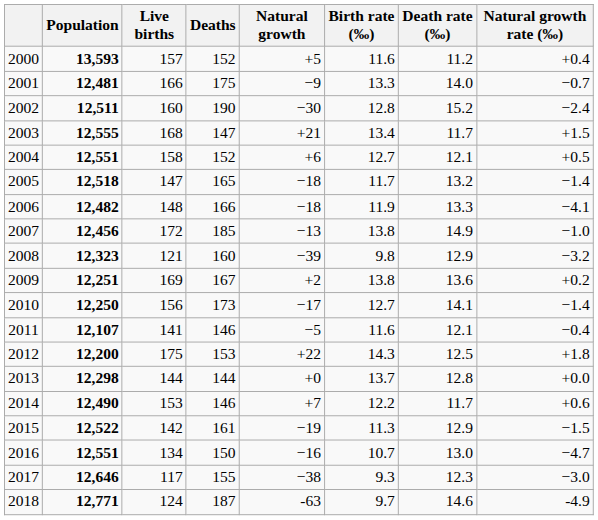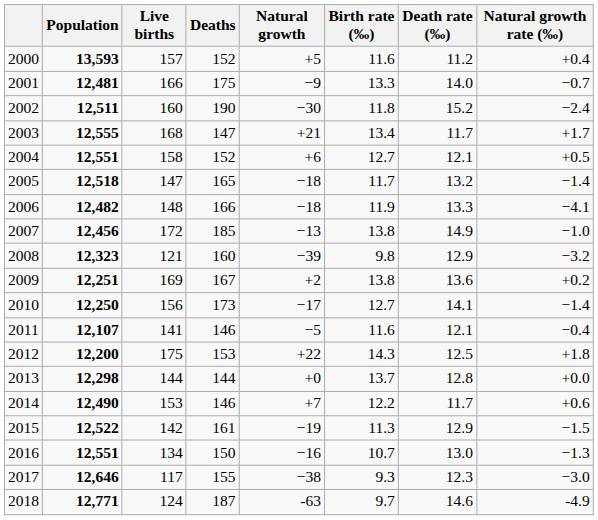(381, 108) 12.8 -> (382, 108) 11.8
(576, 132) +1.5 -> (576, 132) +1.7
(576, 452) −4.7 -> (576, 452) −1.3
